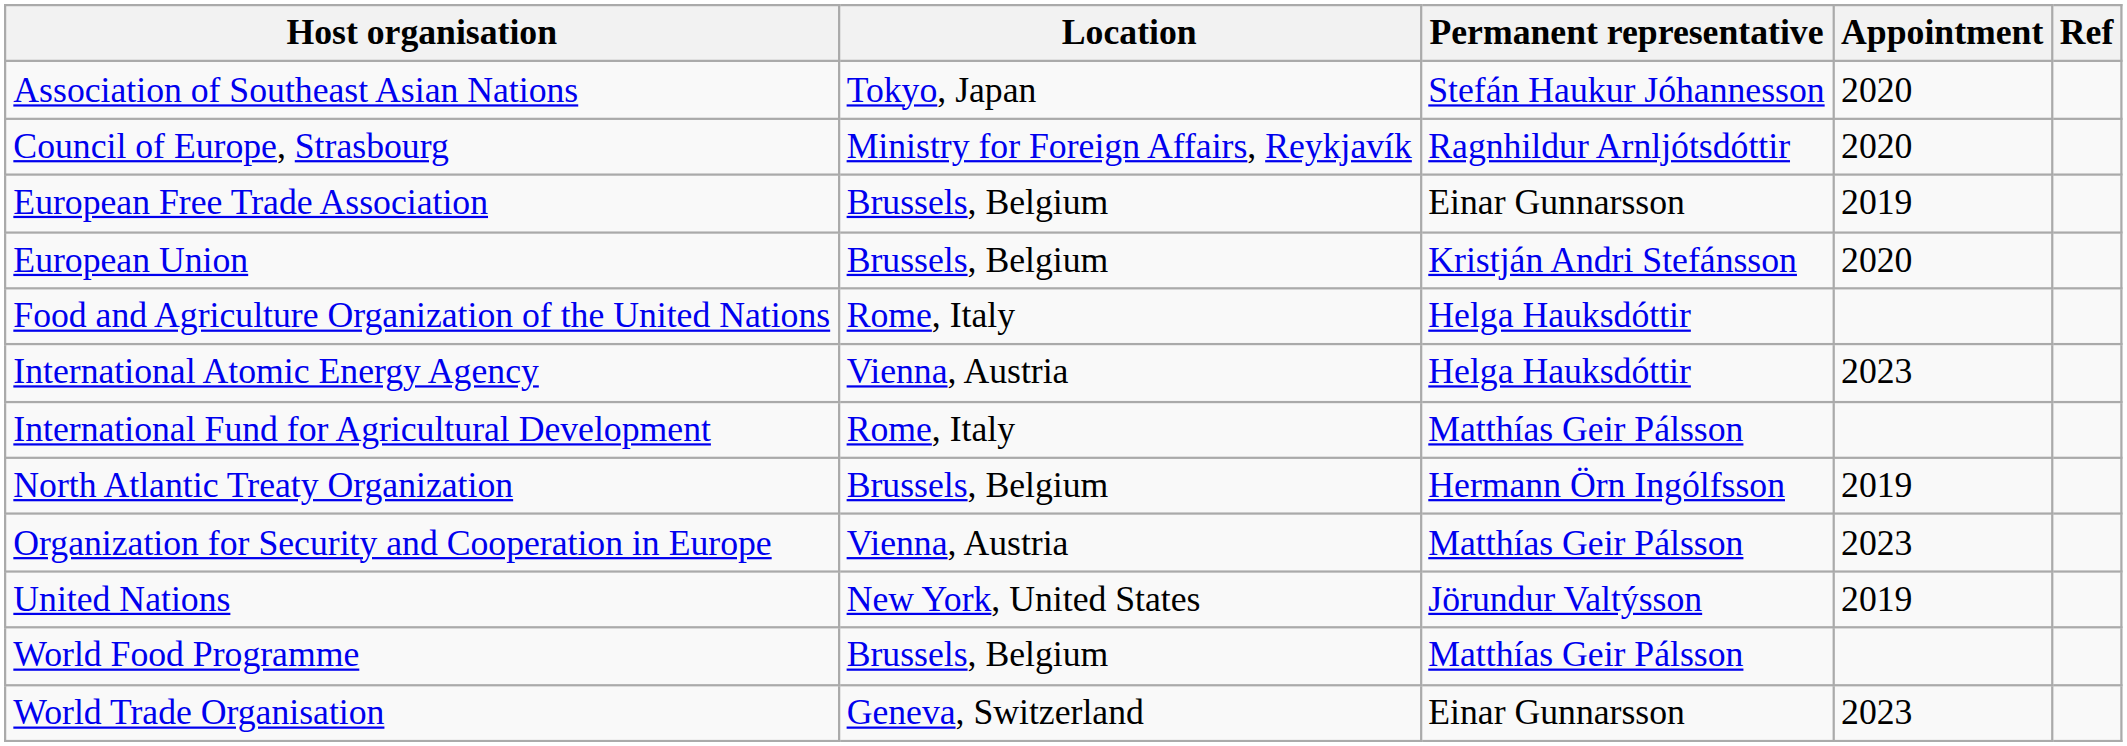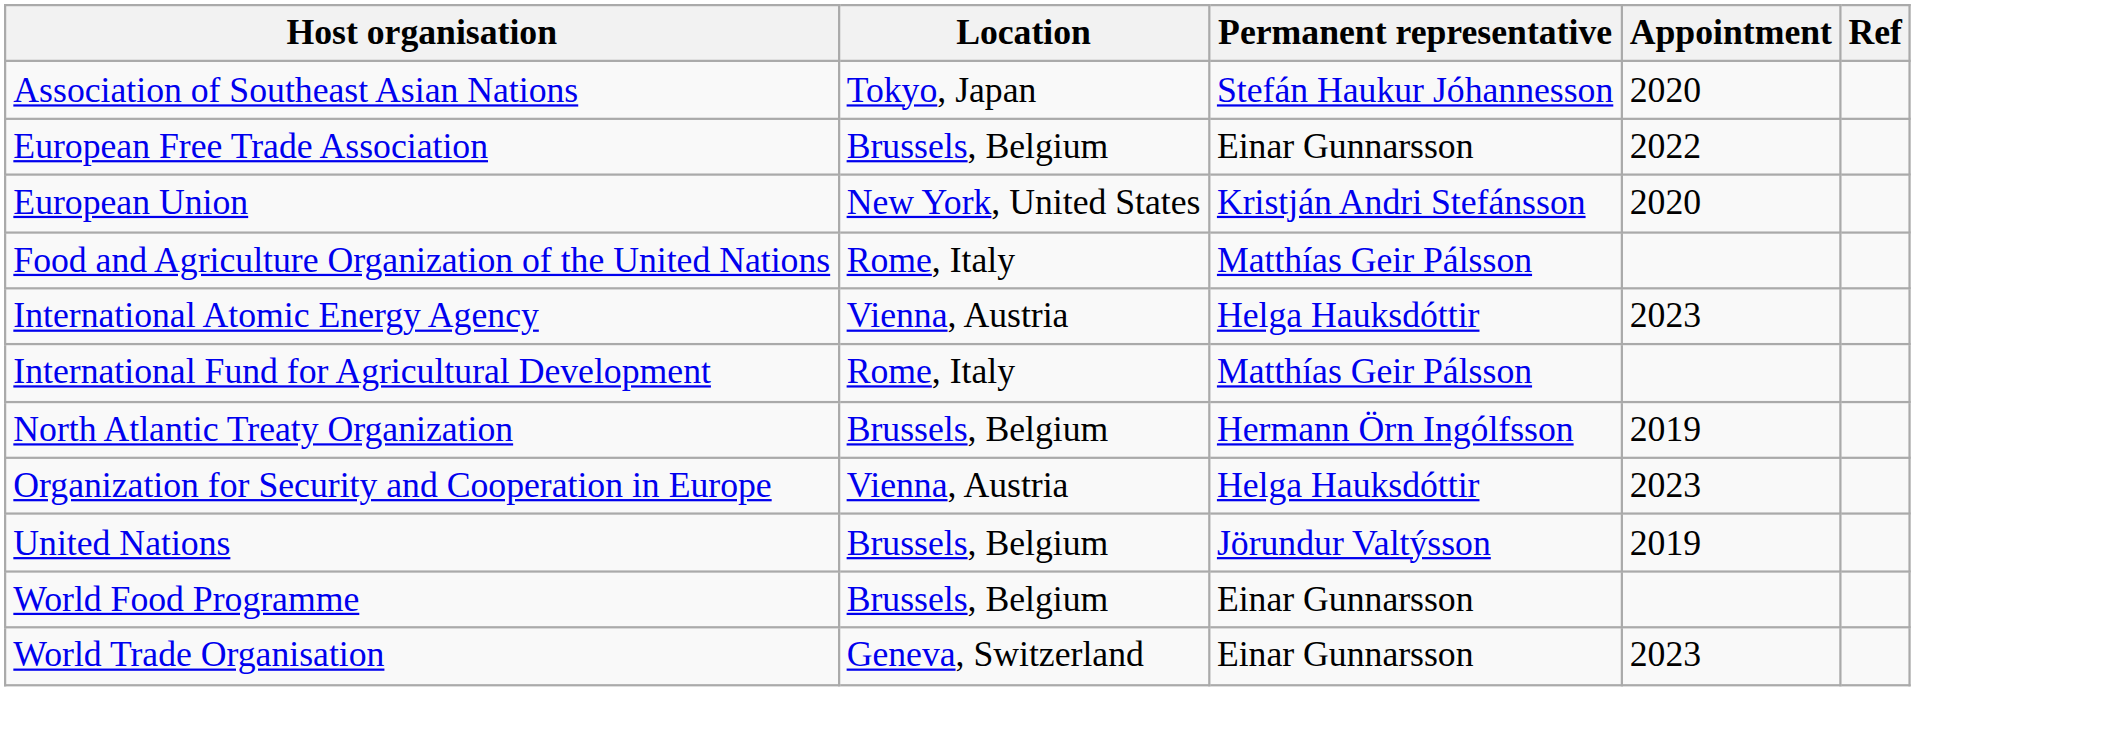- row: (231, 145)
(1877, 202) 2019 -> (1665, 145) 2022
(977, 259) Brussels, Belgium -> (1024, 202) New York, United States
(1560, 315) Helga Hauksdóttir -> (1374, 259) Matthías Geir Pálsson
(1586, 542) Matthías Geir Pálsson -> (1348, 485) Helga Hauksdóttir
(1024, 598) New York, United States -> (977, 542) Brussels, Belgium
(1586, 655) Matthías Geir Pálsson -> (1345, 598) Einar Gunnarsson
